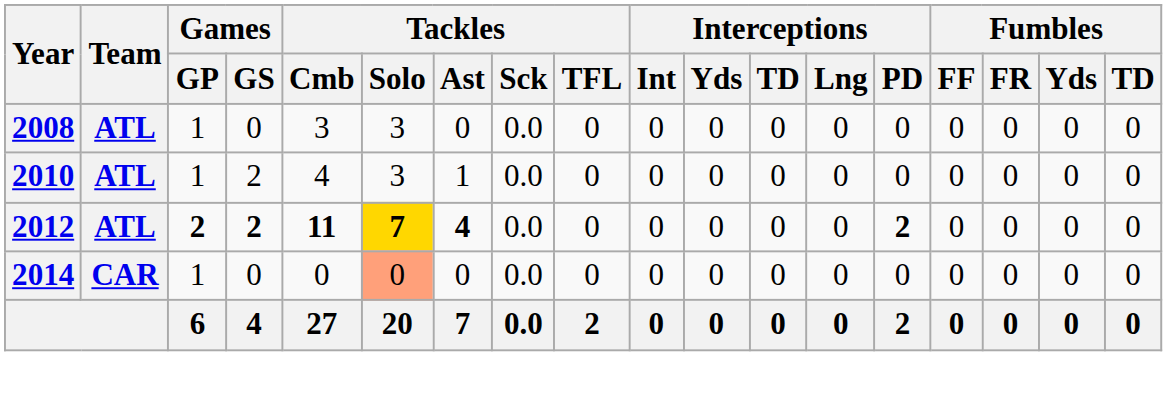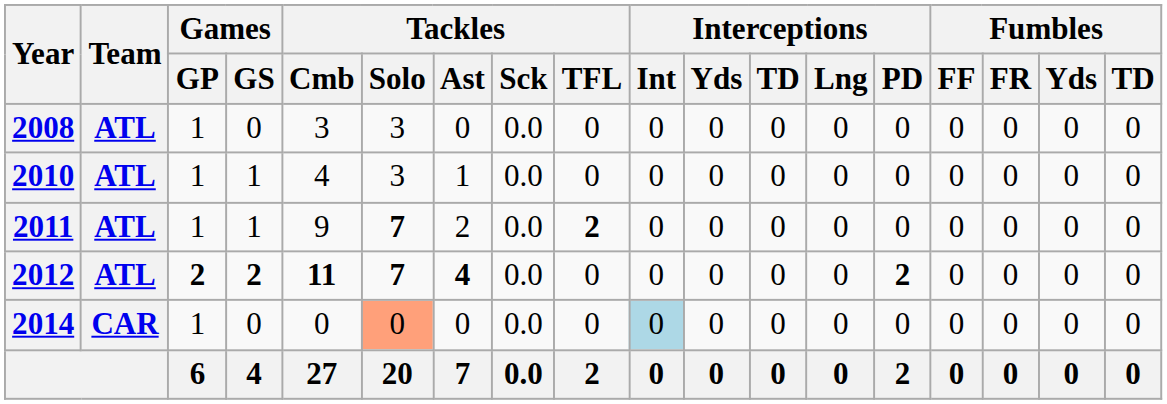(254, 176) 2 -> (254, 176) 1
+ row: (43, 226)
(397, 226) gold background -> (397, 275) no background
(656, 275) no background -> (656, 324) lightblue background
